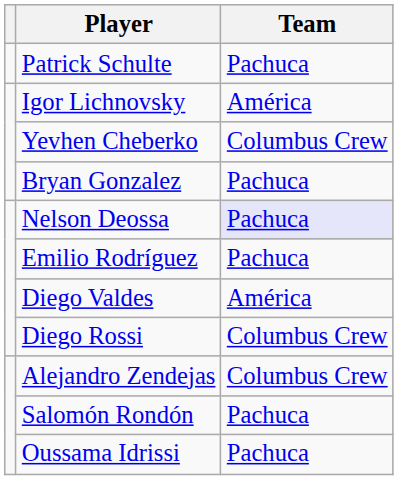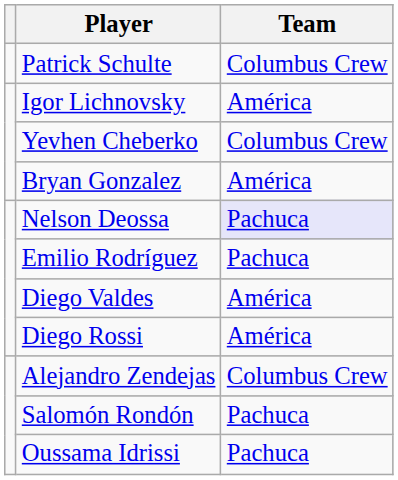(268, 63) Pachuca -> (307, 63) Columbus Crew
(268, 180) Pachuca -> (269, 180) América
(307, 336) Columbus Crew -> (269, 336) América
